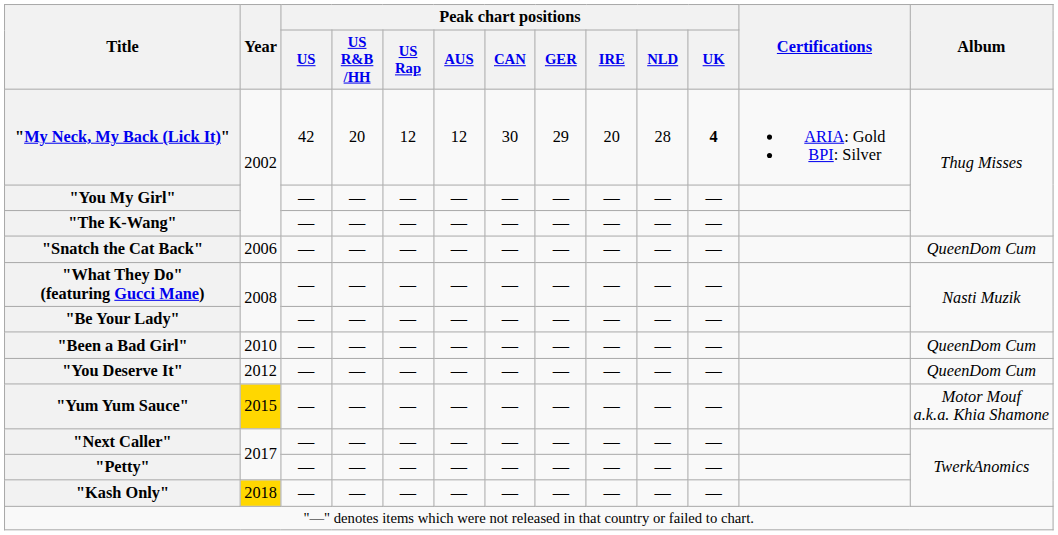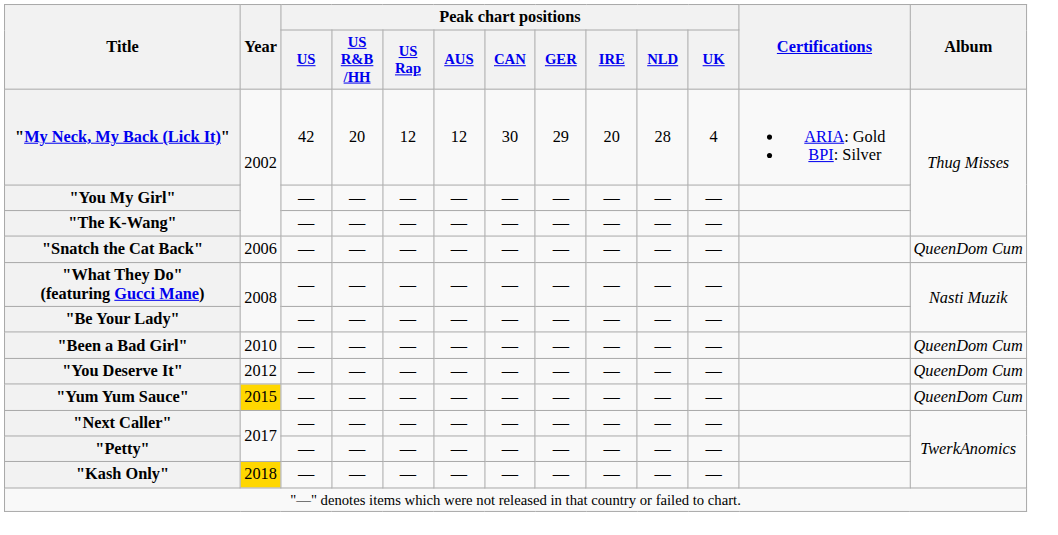(714, 136) bold -> (714, 136) normal
(981, 406) Motor Mouf a.k.a. Khia Shamone -> (968, 397) QueenDom Cum
